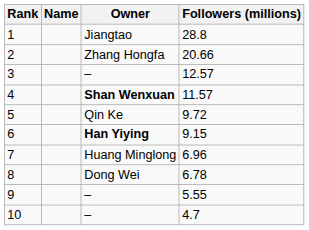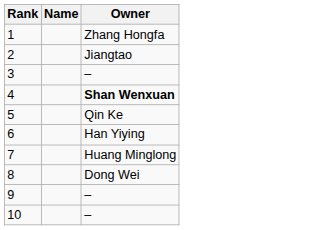- column: (242, 14)
(108, 34) Jiangtao -> (124, 34) Zhang Hongfa
(124, 54) Zhang Hongfa -> (108, 54) Jiangtao
(117, 134) bold -> (115, 134) normal
